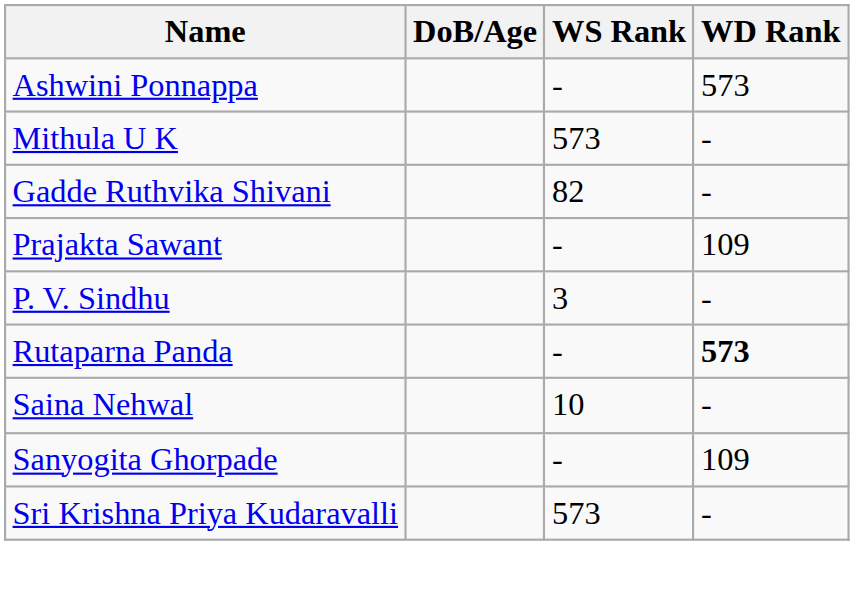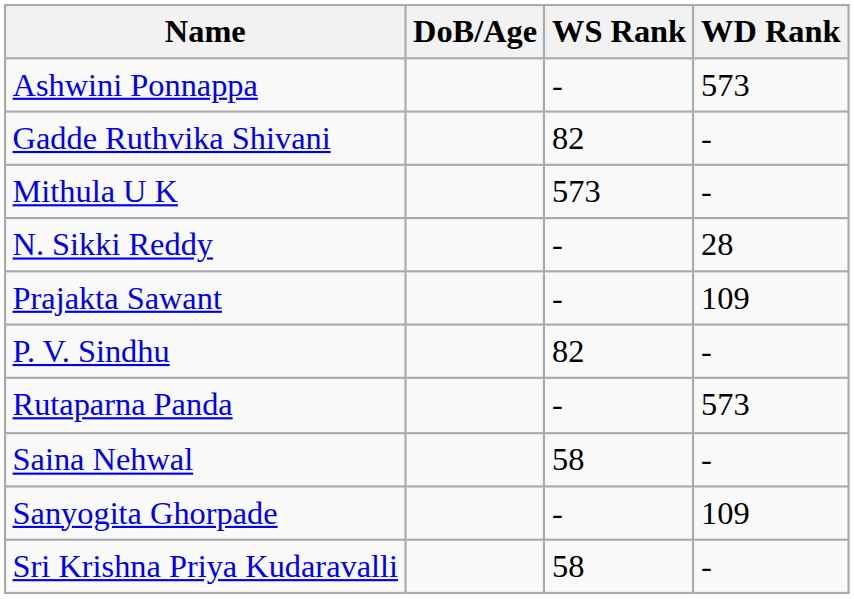rows swapped: (172, 191) <-> (95, 138)
+ row: (113, 244)
(560, 298) 3 -> (568, 351) 82
(725, 351) bold -> (725, 405) normal
(568, 405) 10 -> (568, 458) 58
(576, 511) 573 -> (568, 565) 58
